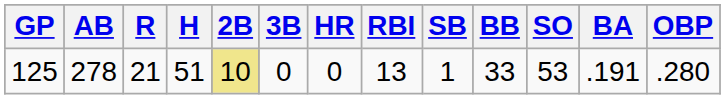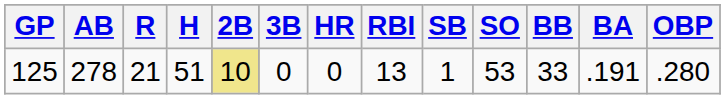columns swapped: (500, 26) <-> (553, 26)
